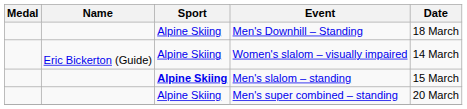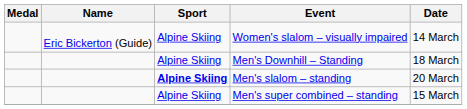rows swapped: (298, 31) <-> (320, 55)
(436, 78) 15 March -> (436, 78) 20 March
(436, 96) 20 March -> (436, 96) 15 March
